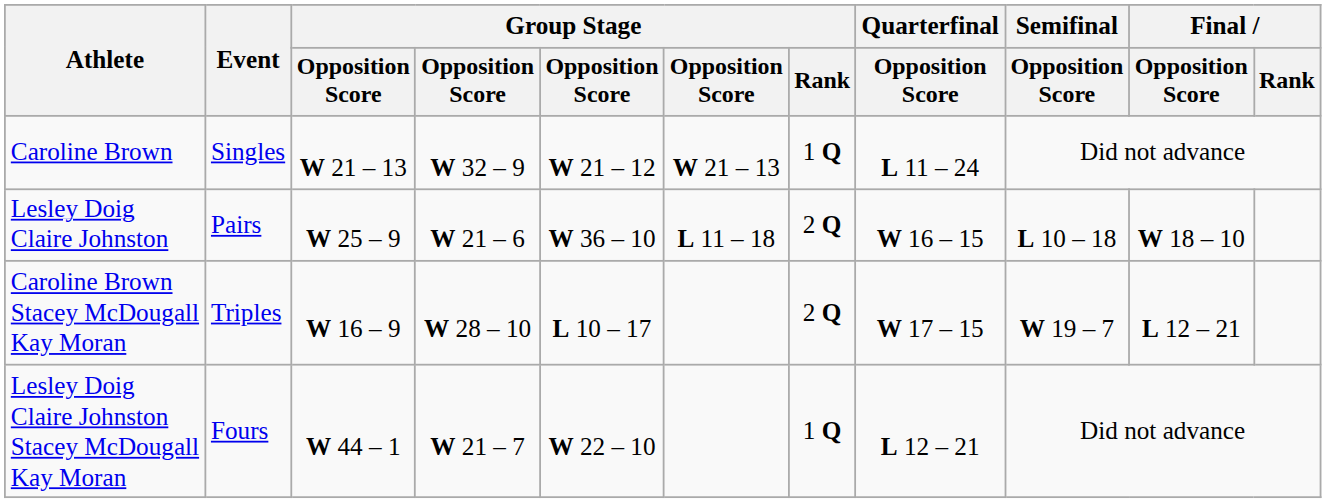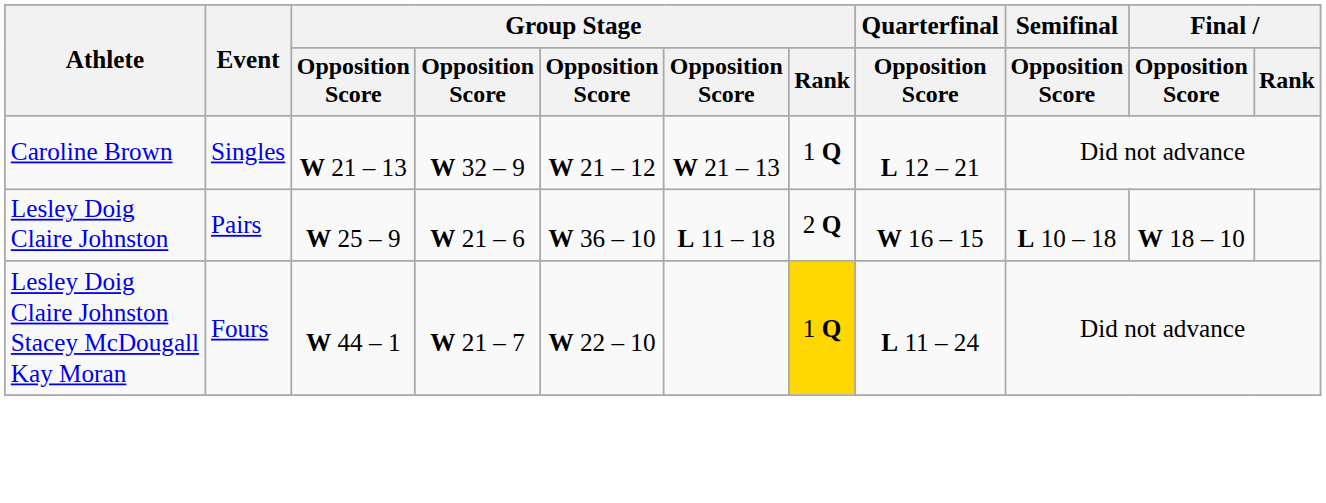(930, 167) L 11 – 24 -> (930, 167) L 12 – 21
- row: (105, 312)
(822, 430) no background -> (822, 327) gold background
(930, 446) L 12 – 21 -> (930, 342) L 11 – 24
